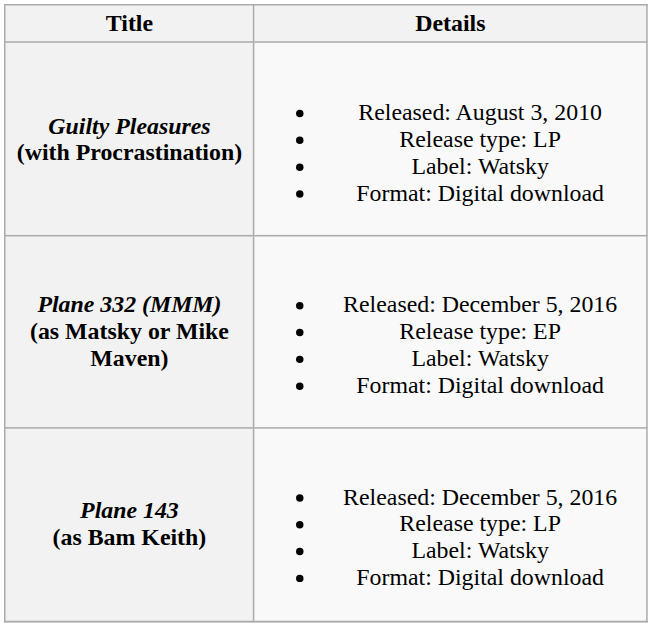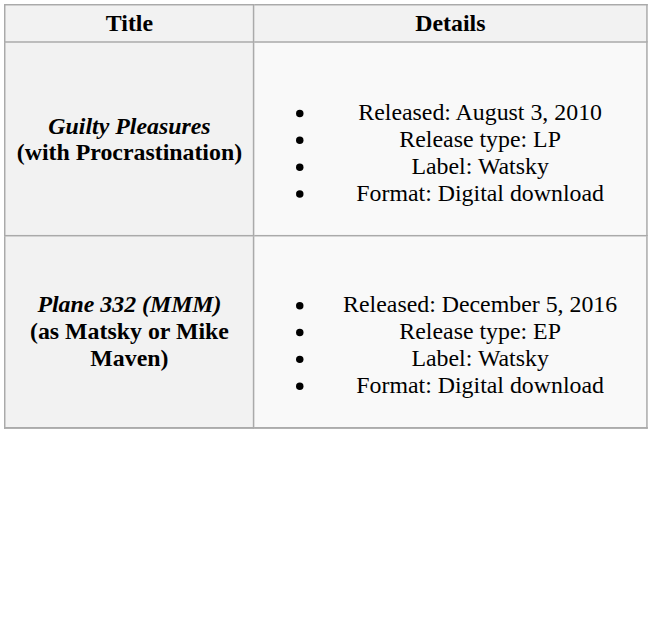- row: (129, 524)
